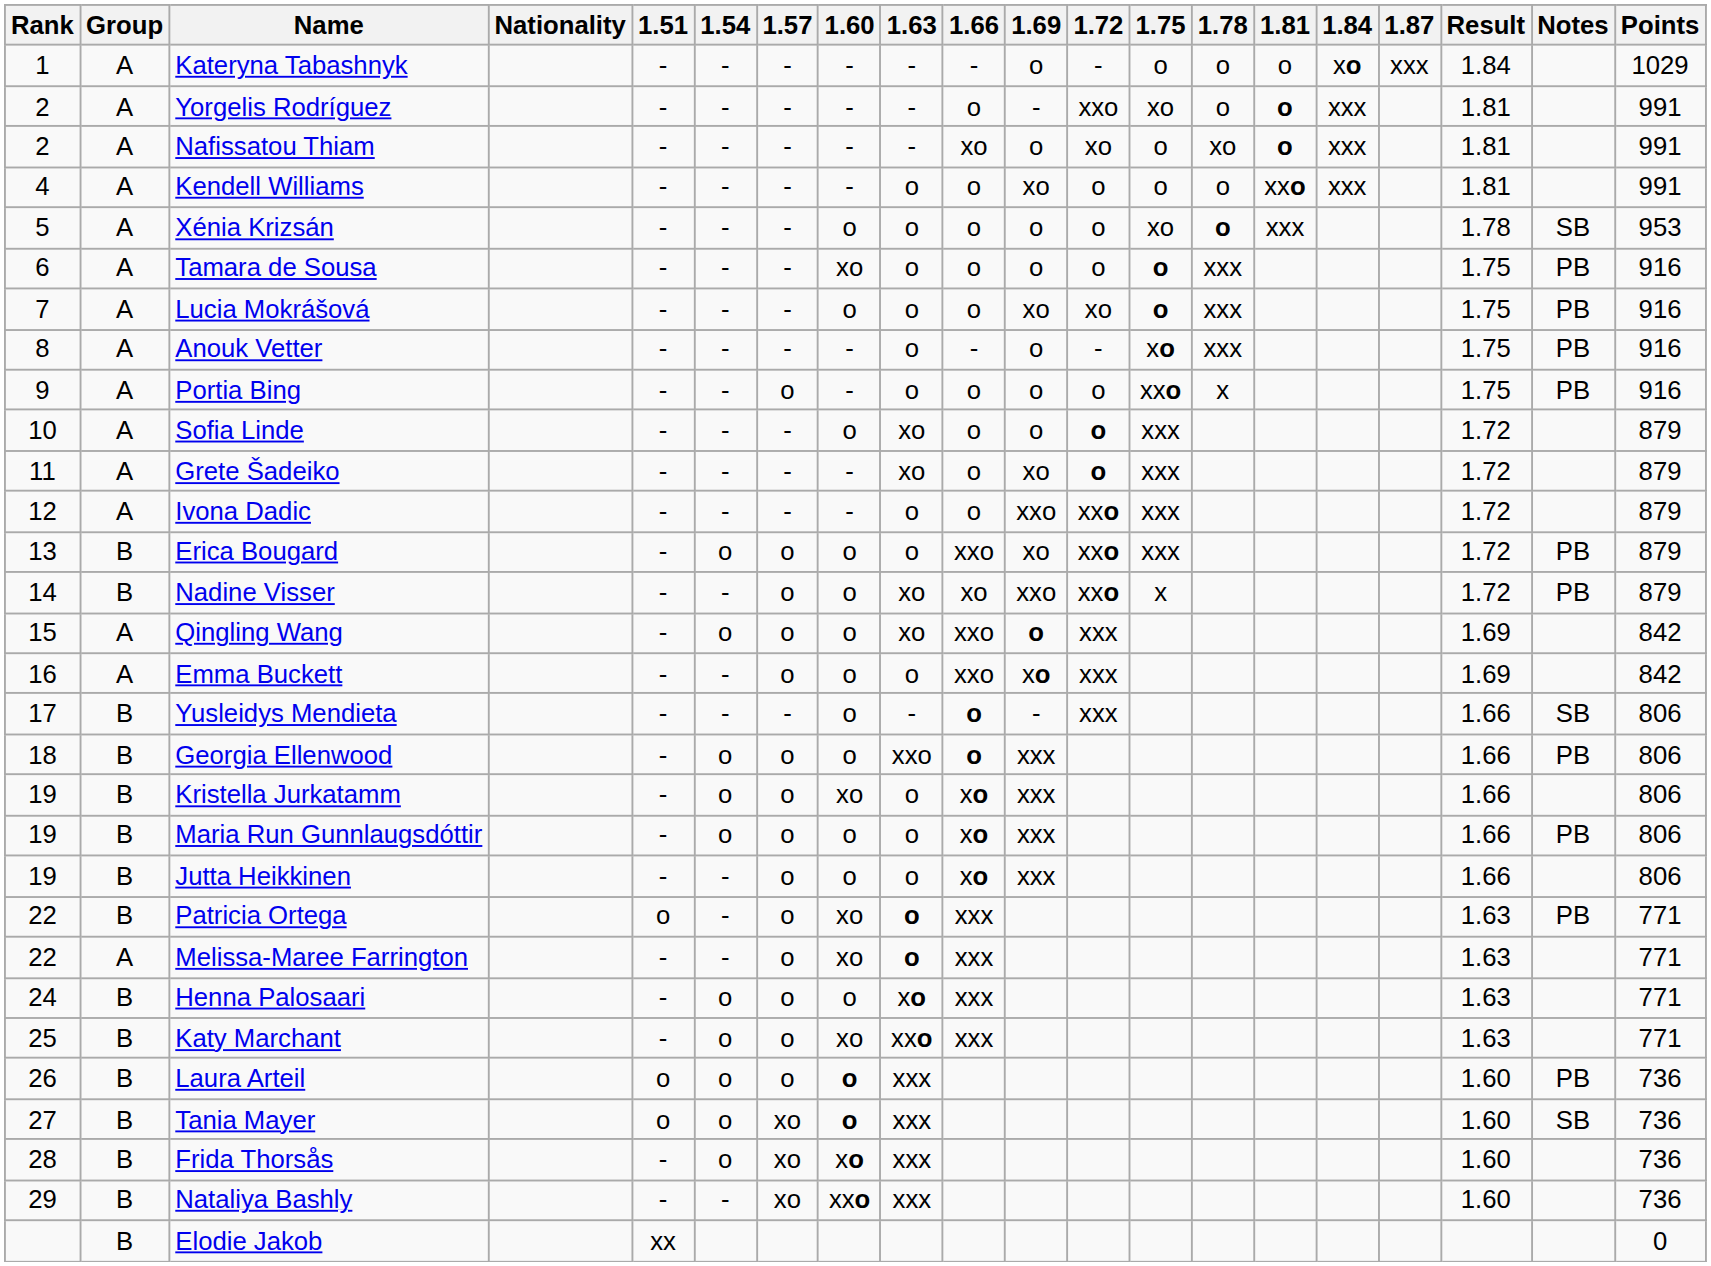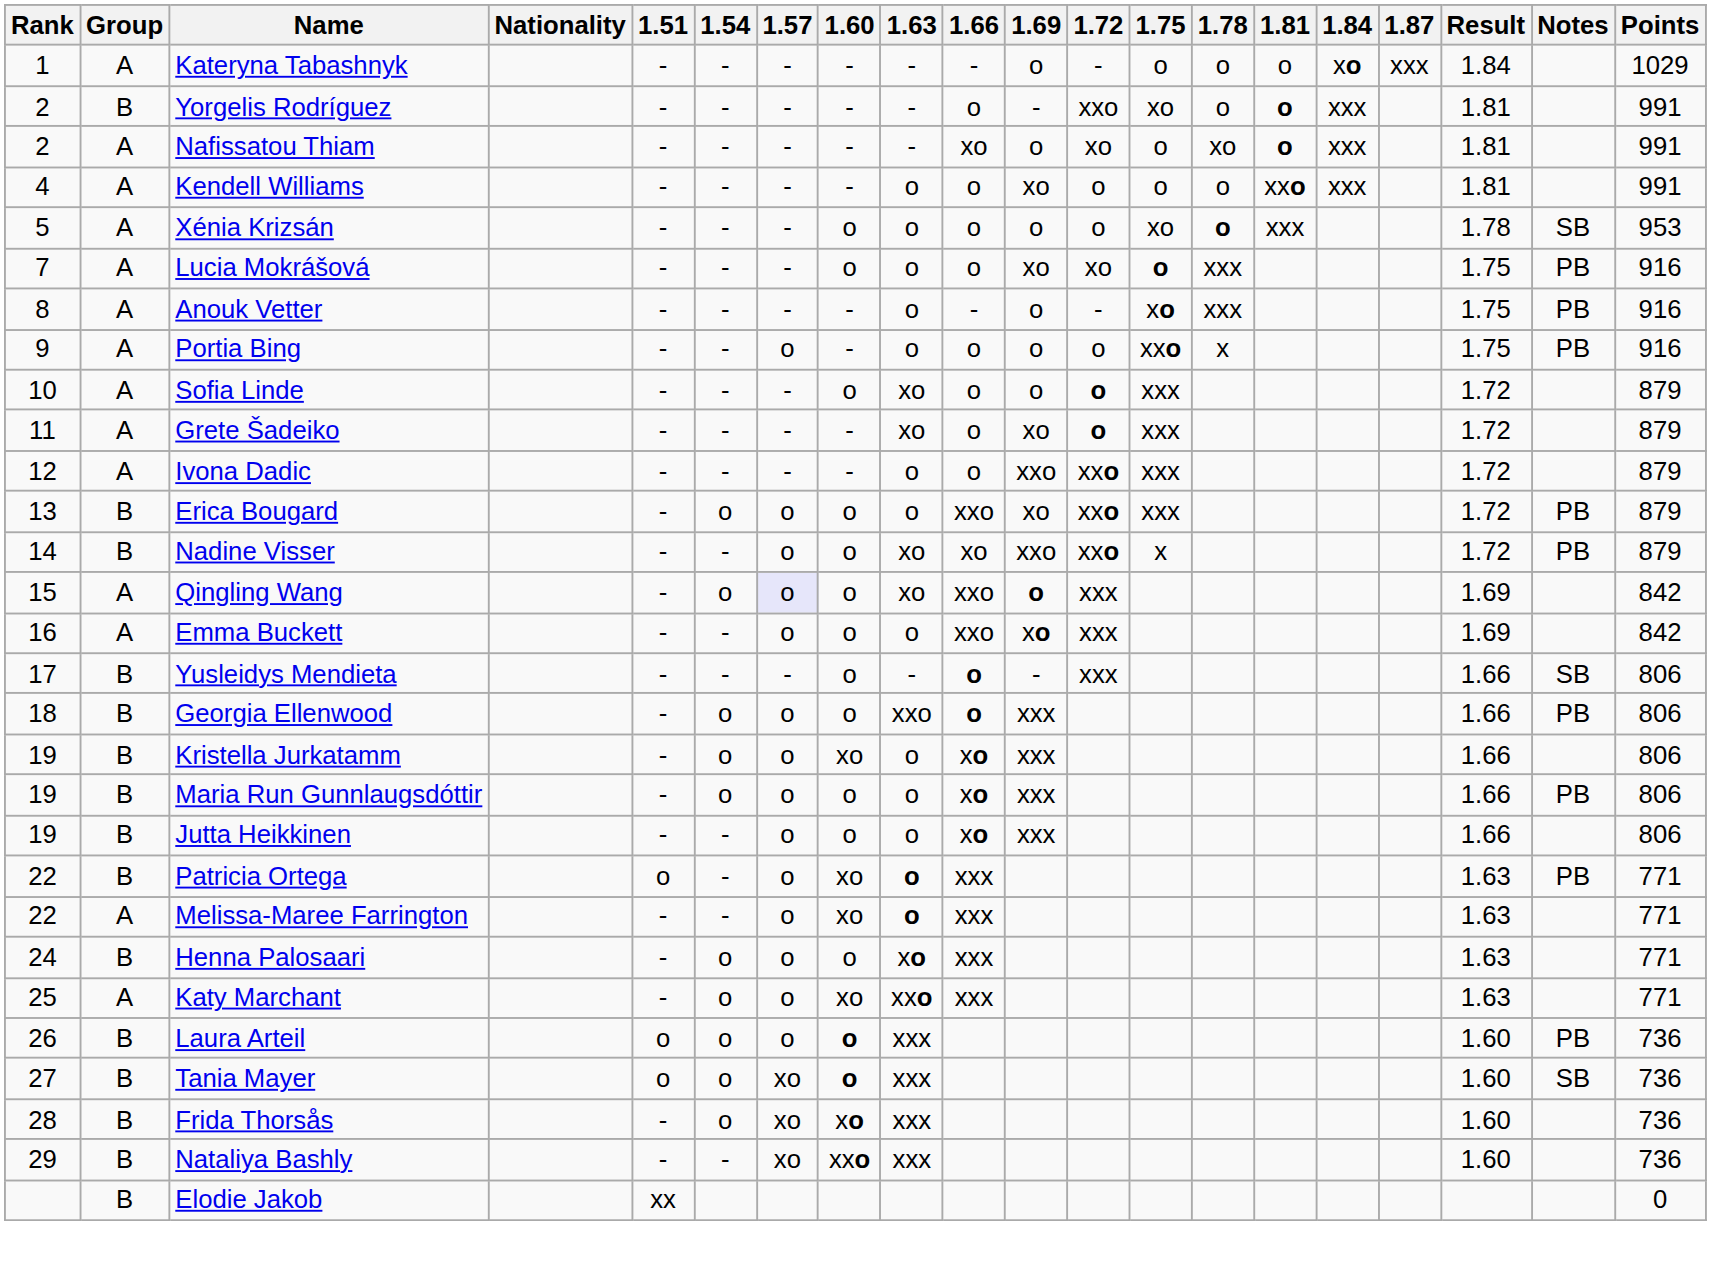(125, 106) A -> (125, 106) B
- row: (276, 268)
(787, 633) no background -> (787, 592) lavender background
(125, 1038) B -> (125, 997) A
